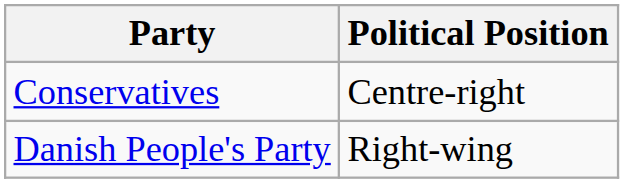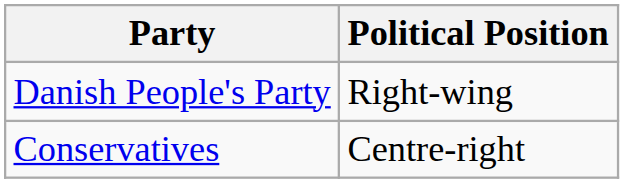rows swapped: (116, 90) <-> (172, 148)
